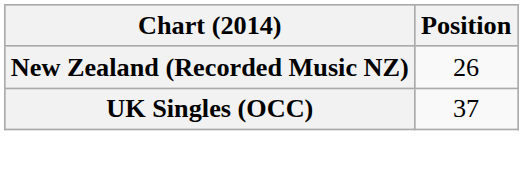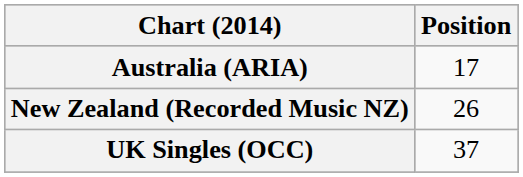+ row: (210, 66)
